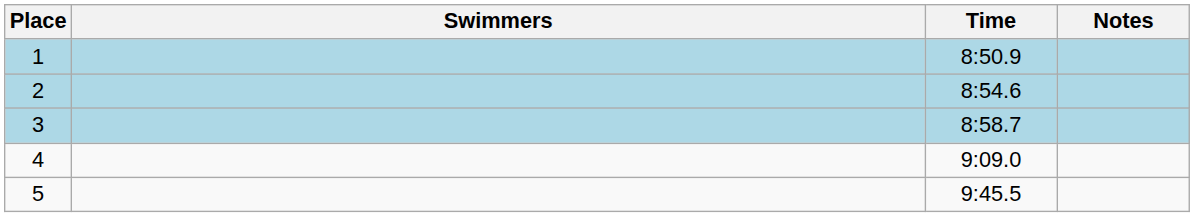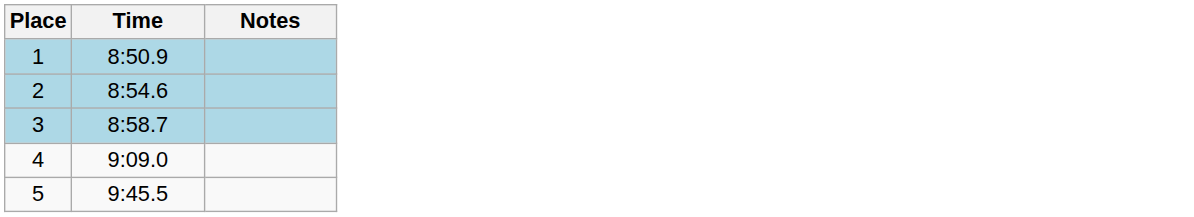- column: (498, 21)
